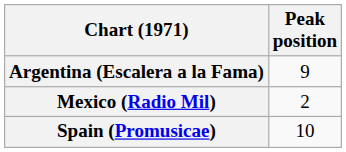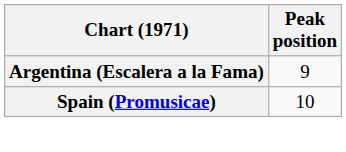- row: (136, 101)
